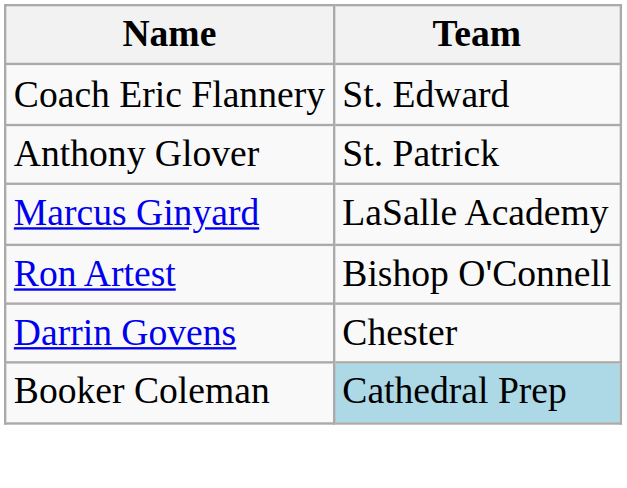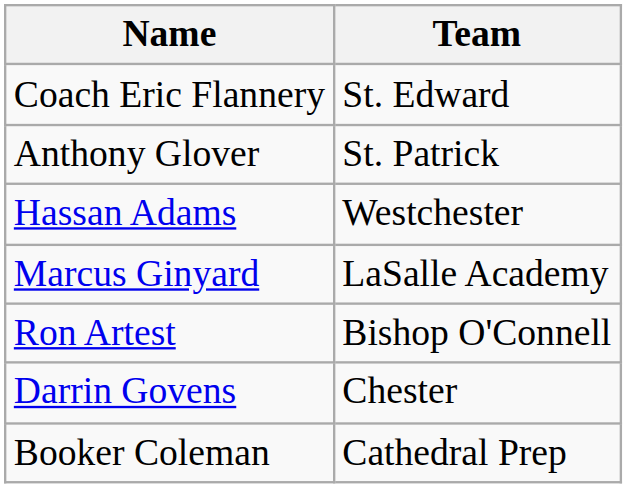+ row: (125, 213)
(455, 392) lightblue background -> (455, 451) no background
